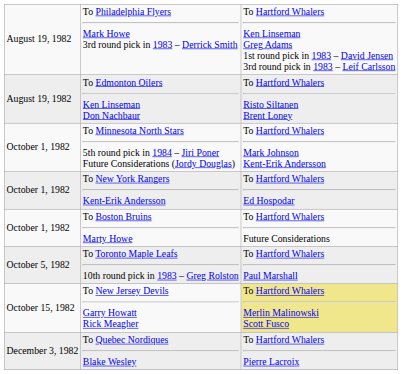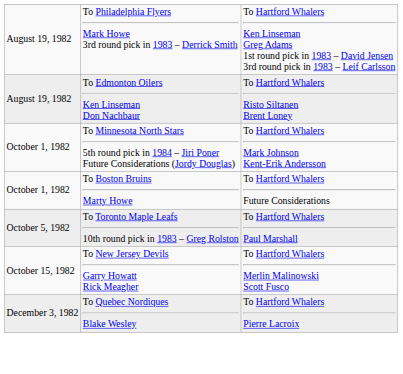- row: (161, 190)
(319, 308) khaki background -> (319, 270) no background
